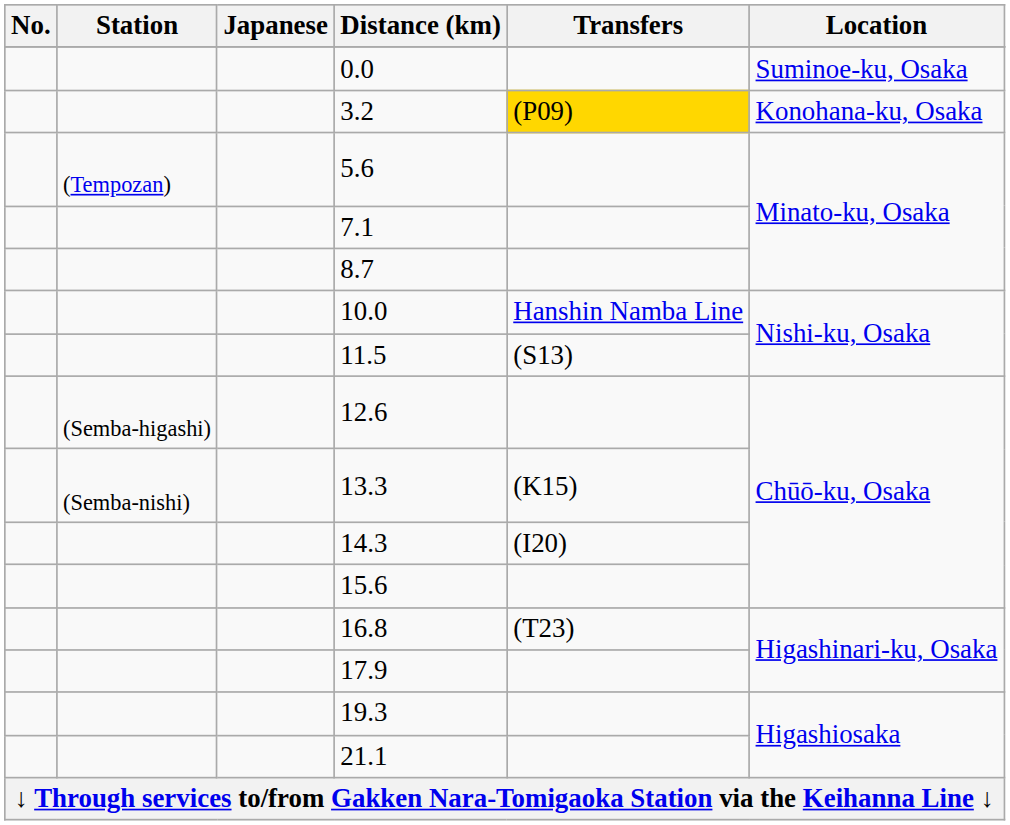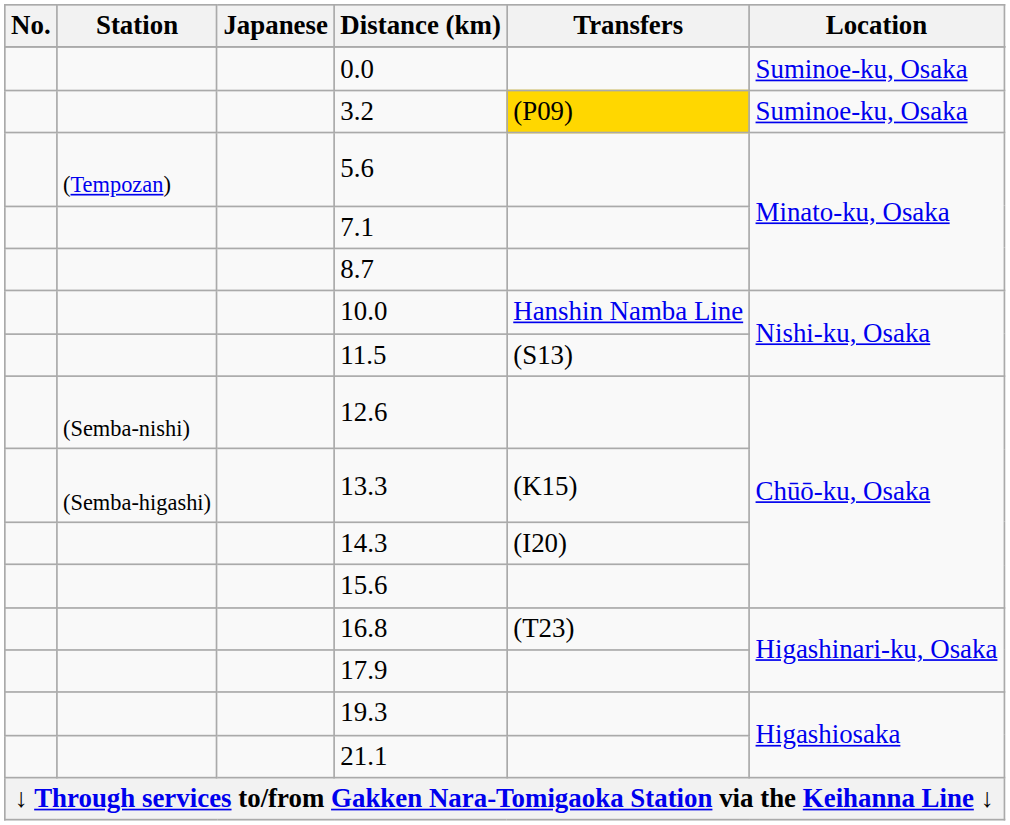(869, 111) Konohana-ku, Osaka -> (862, 111) Suminoe-ku, Osaka
(137, 429) (Semba-higashi) -> (126, 429) (Semba-nishi)
(126, 501) (Semba-nishi) -> (137, 501) (Semba-higashi)
